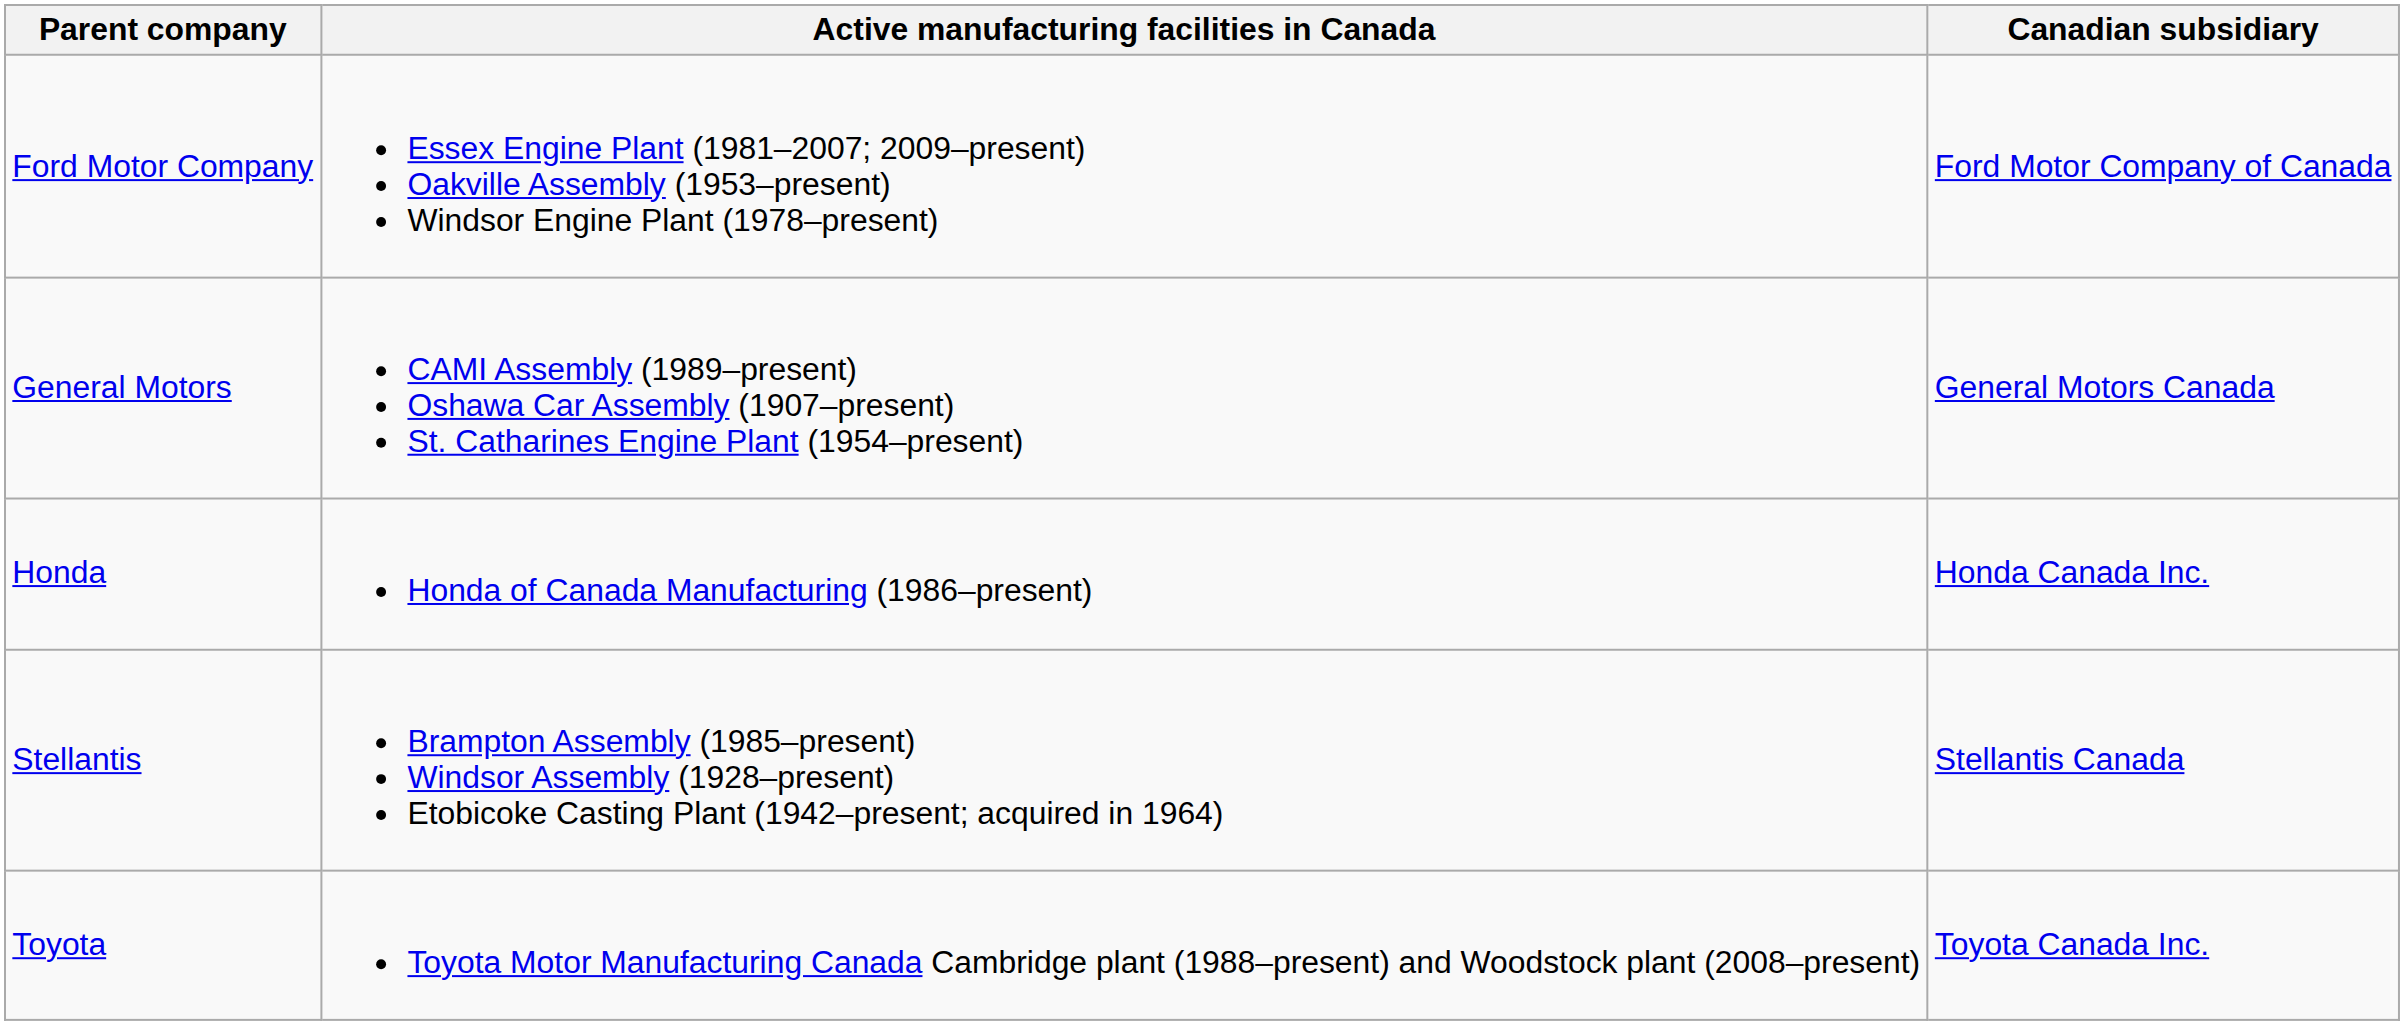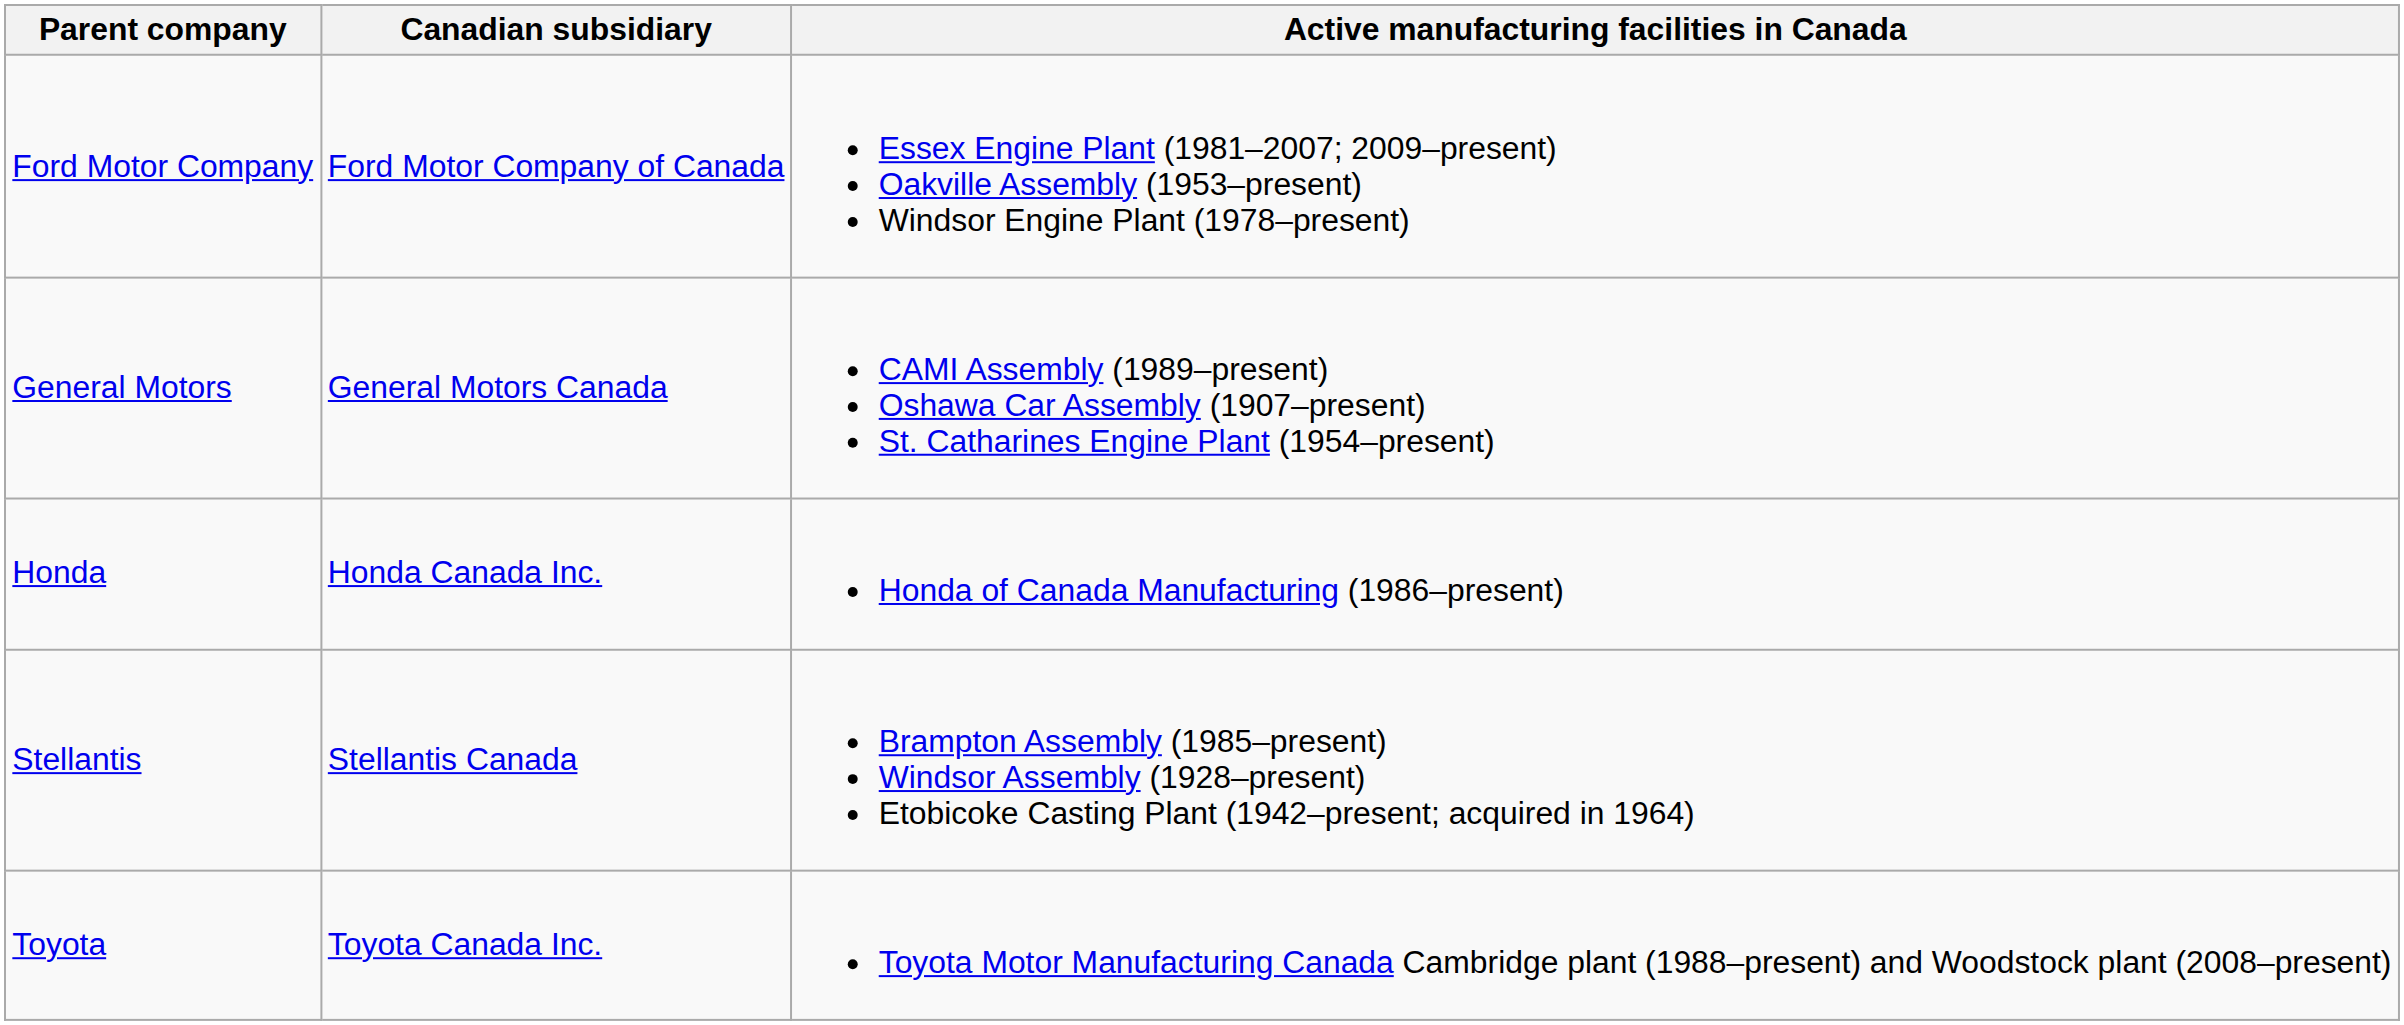columns swapped: (2163, 29) <-> (1124, 29)
